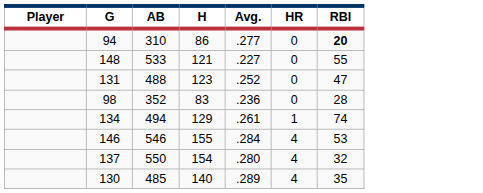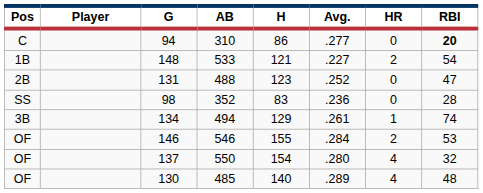+ column: (22, 17)
(294, 60) 0 -> (393, 60) 2
(341, 60) 55 -> (450, 60) 54
(294, 139) 4 -> (393, 139) 2
(341, 178) 35 -> (450, 178) 48
